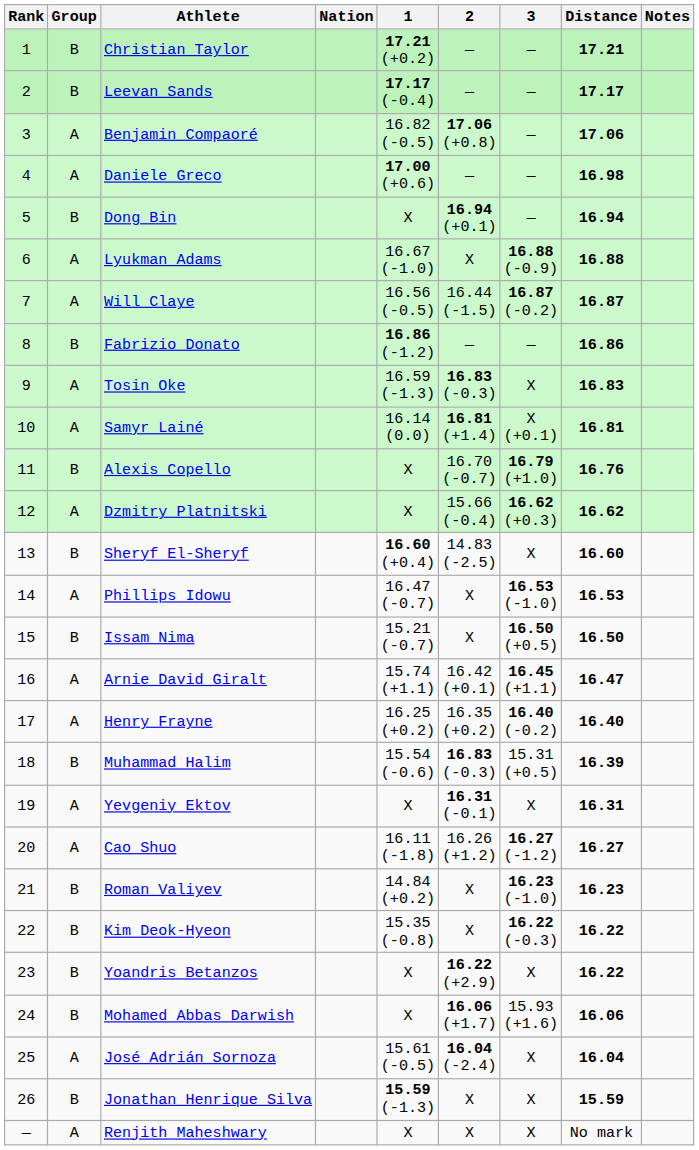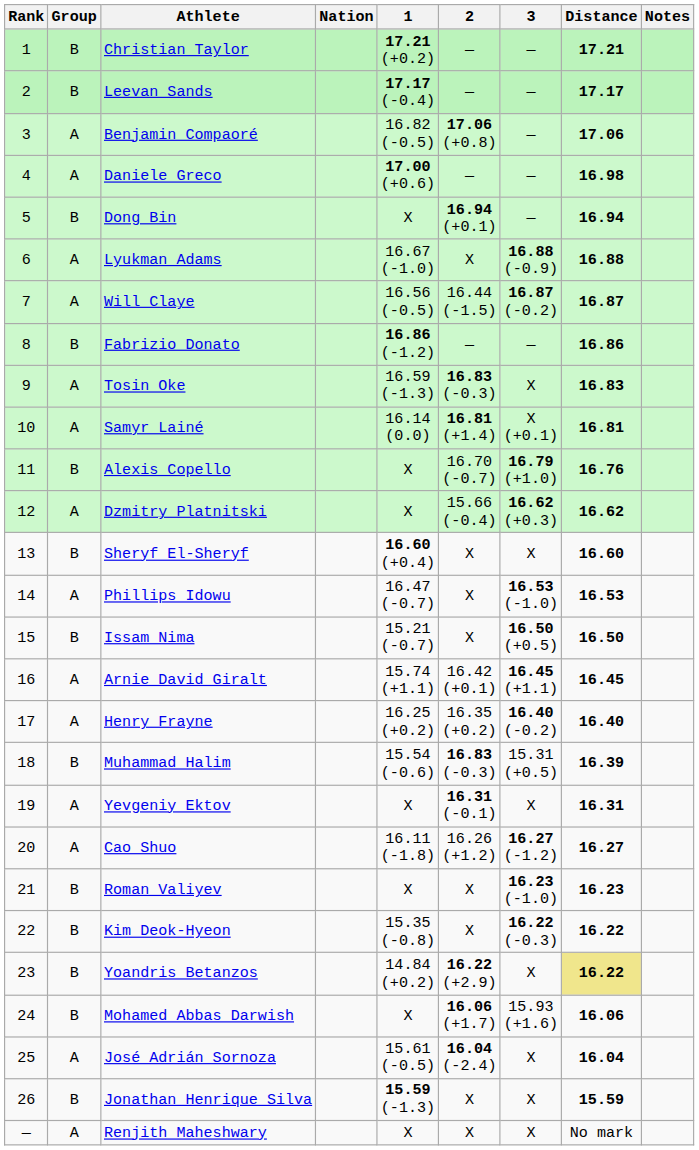(469, 554) 14.83 (-2.5) -> (469, 554) X
(601, 680) 16.47 -> (601, 680) 16.45
(408, 890) 14.84 (+0.2) -> (408, 890) X
(408, 974) X -> (408, 974) 14.84 (+0.2)
(601, 974) no background -> (601, 974) khaki background
